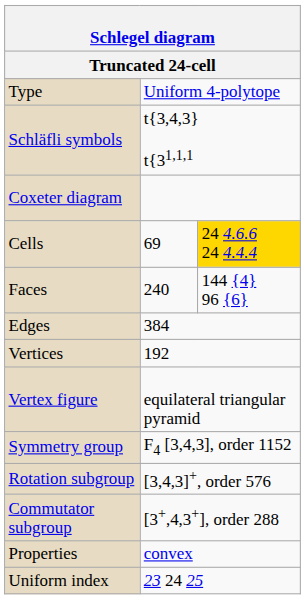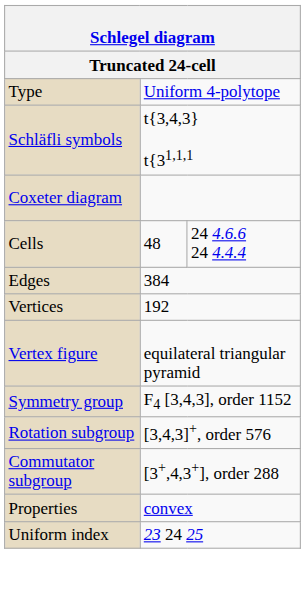(152, 243) 69 -> (152, 243) 48
(229, 243) gold background -> (219, 243) no background
- row: (28, 289)
